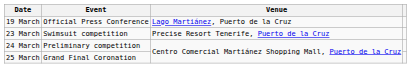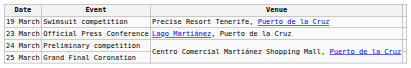(96, 22) Official Press Conference -> (85, 22) Swimsuit competition
(222, 22) Lago Martiánez, Puerto de la Cruz -> (241, 22) Precise Resort Tenerife, Puerto de la Cruz
(85, 33) Swimsuit competition -> (96, 33) Official Press Conference
(241, 33) Precise Resort Tenerife, Puerto de la Cruz -> (222, 33) Lago Martiánez, Puerto de la Cruz
